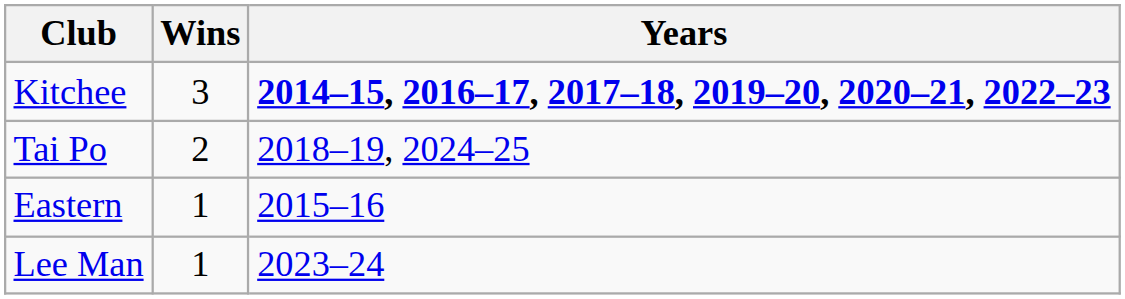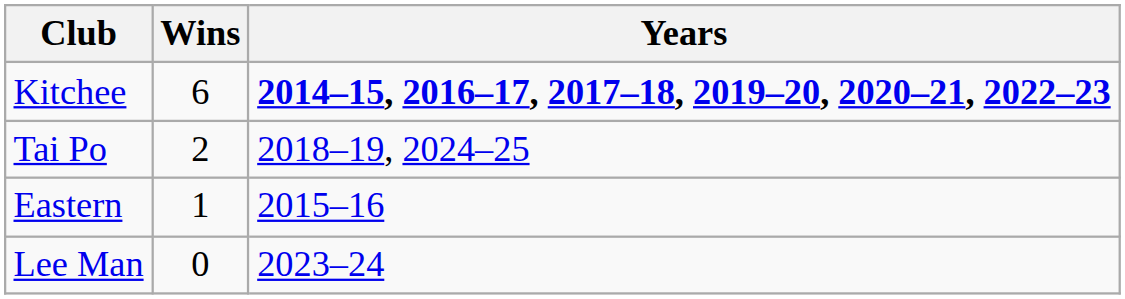(200, 90) 3 -> (200, 90) 6
(200, 263) 1 -> (200, 263) 0
